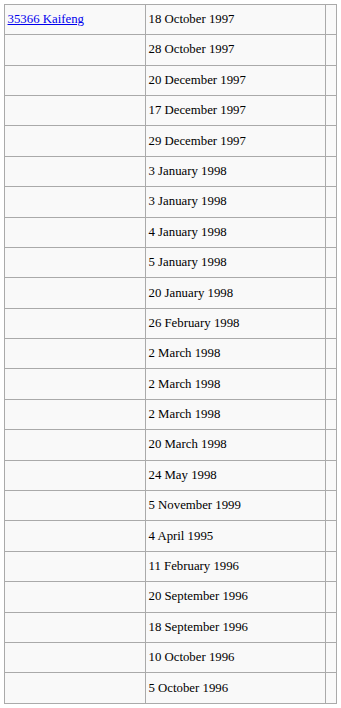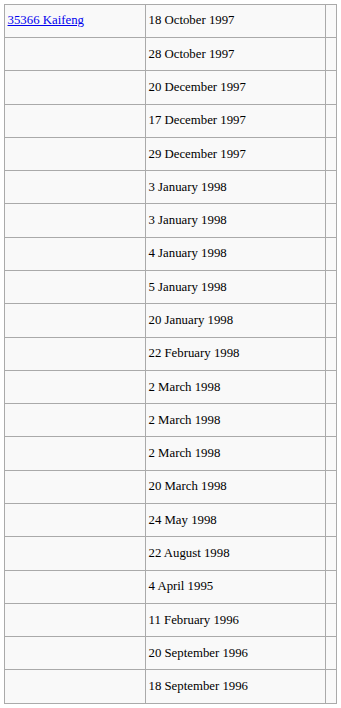- row: (75, 323)
+ row: (75, 354)
+ row: (75, 553)
- row: (75, 506)
- row: (75, 658)
- row: (75, 688)
